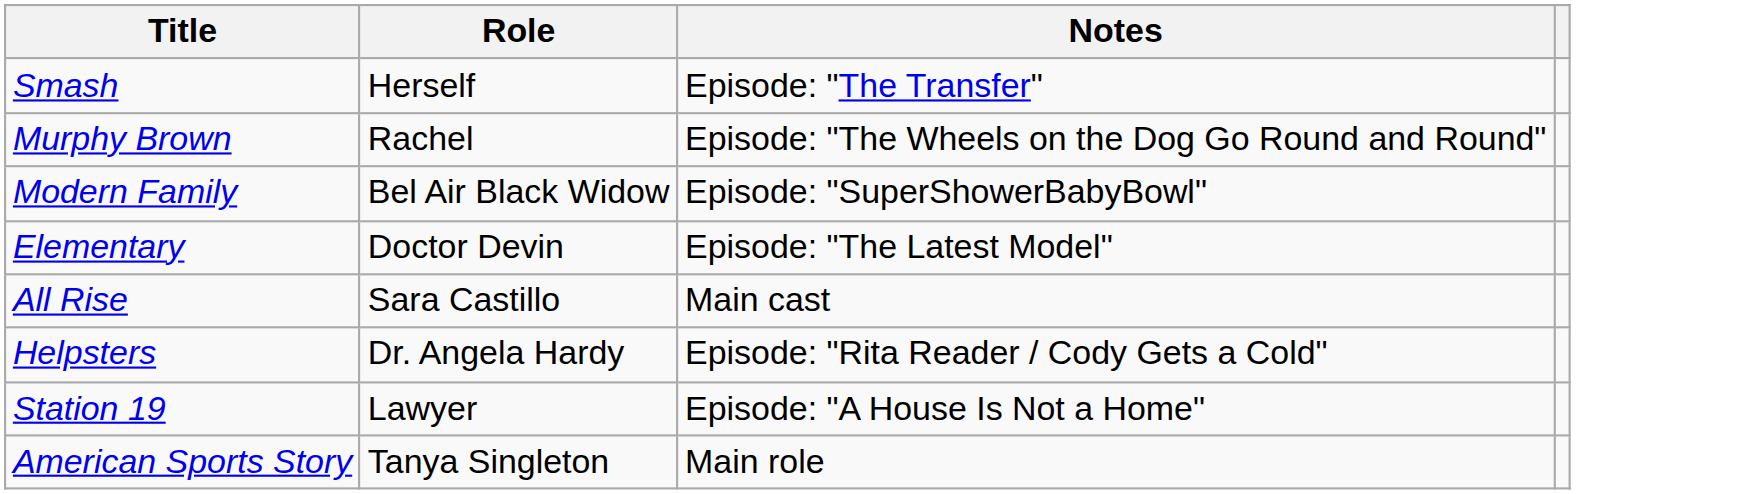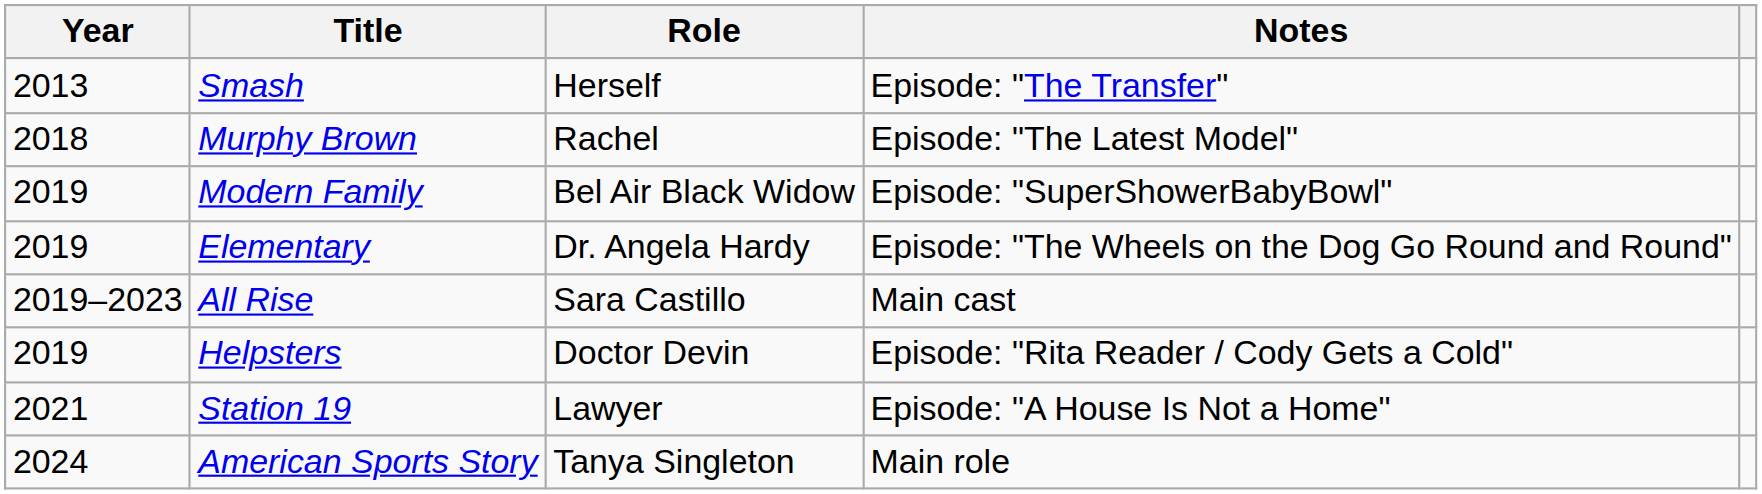+ column: (98, 31)
(1116, 138) Episode: "The Wheels on the Dog Go Round and Round" -> (1084, 138) Episode: "The Latest Model"
(466, 246) Doctor Devin -> (681, 246) Dr. Angela Hardy
(899, 246) Episode: "The Latest Model" -> (1301, 246) Episode: "The Wheels on the Dog Go Round and Round"
(496, 354) Dr. Angela Hardy -> (651, 354) Doctor Devin
